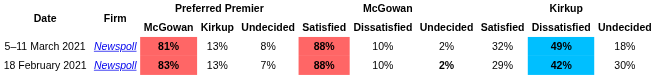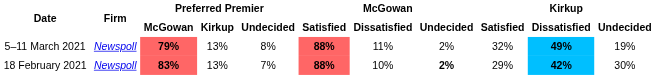(169, 46) 81% -> (169, 46) 79%
(383, 46) 10% -> (383, 46) 11%
(625, 46) 18% -> (625, 46) 19%
